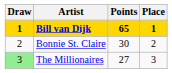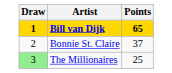- column: (153, 12)
(124, 44) 30 -> (138, 44) 37
(124, 60) 27 -> (138, 60) 25
